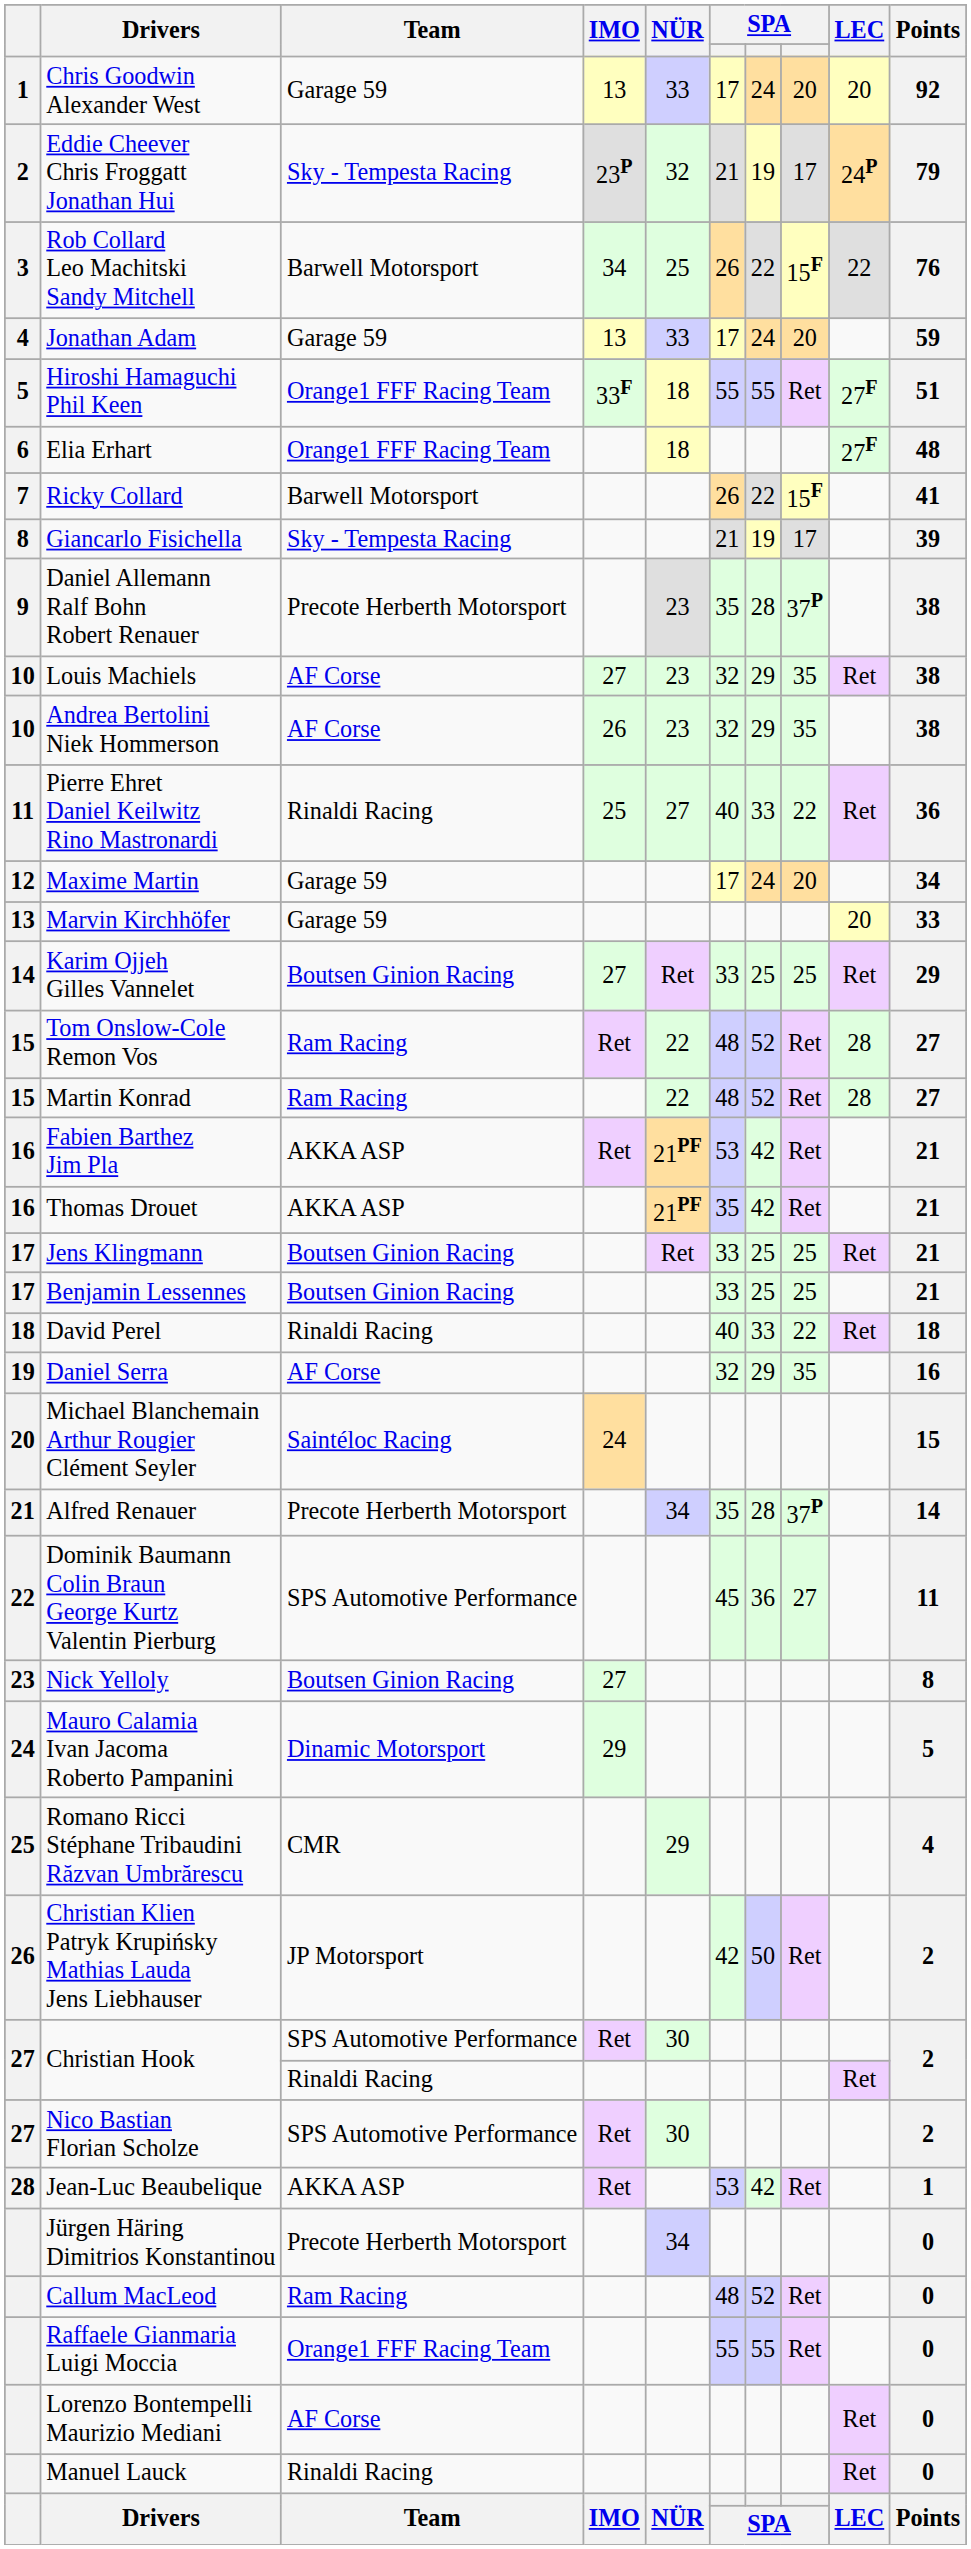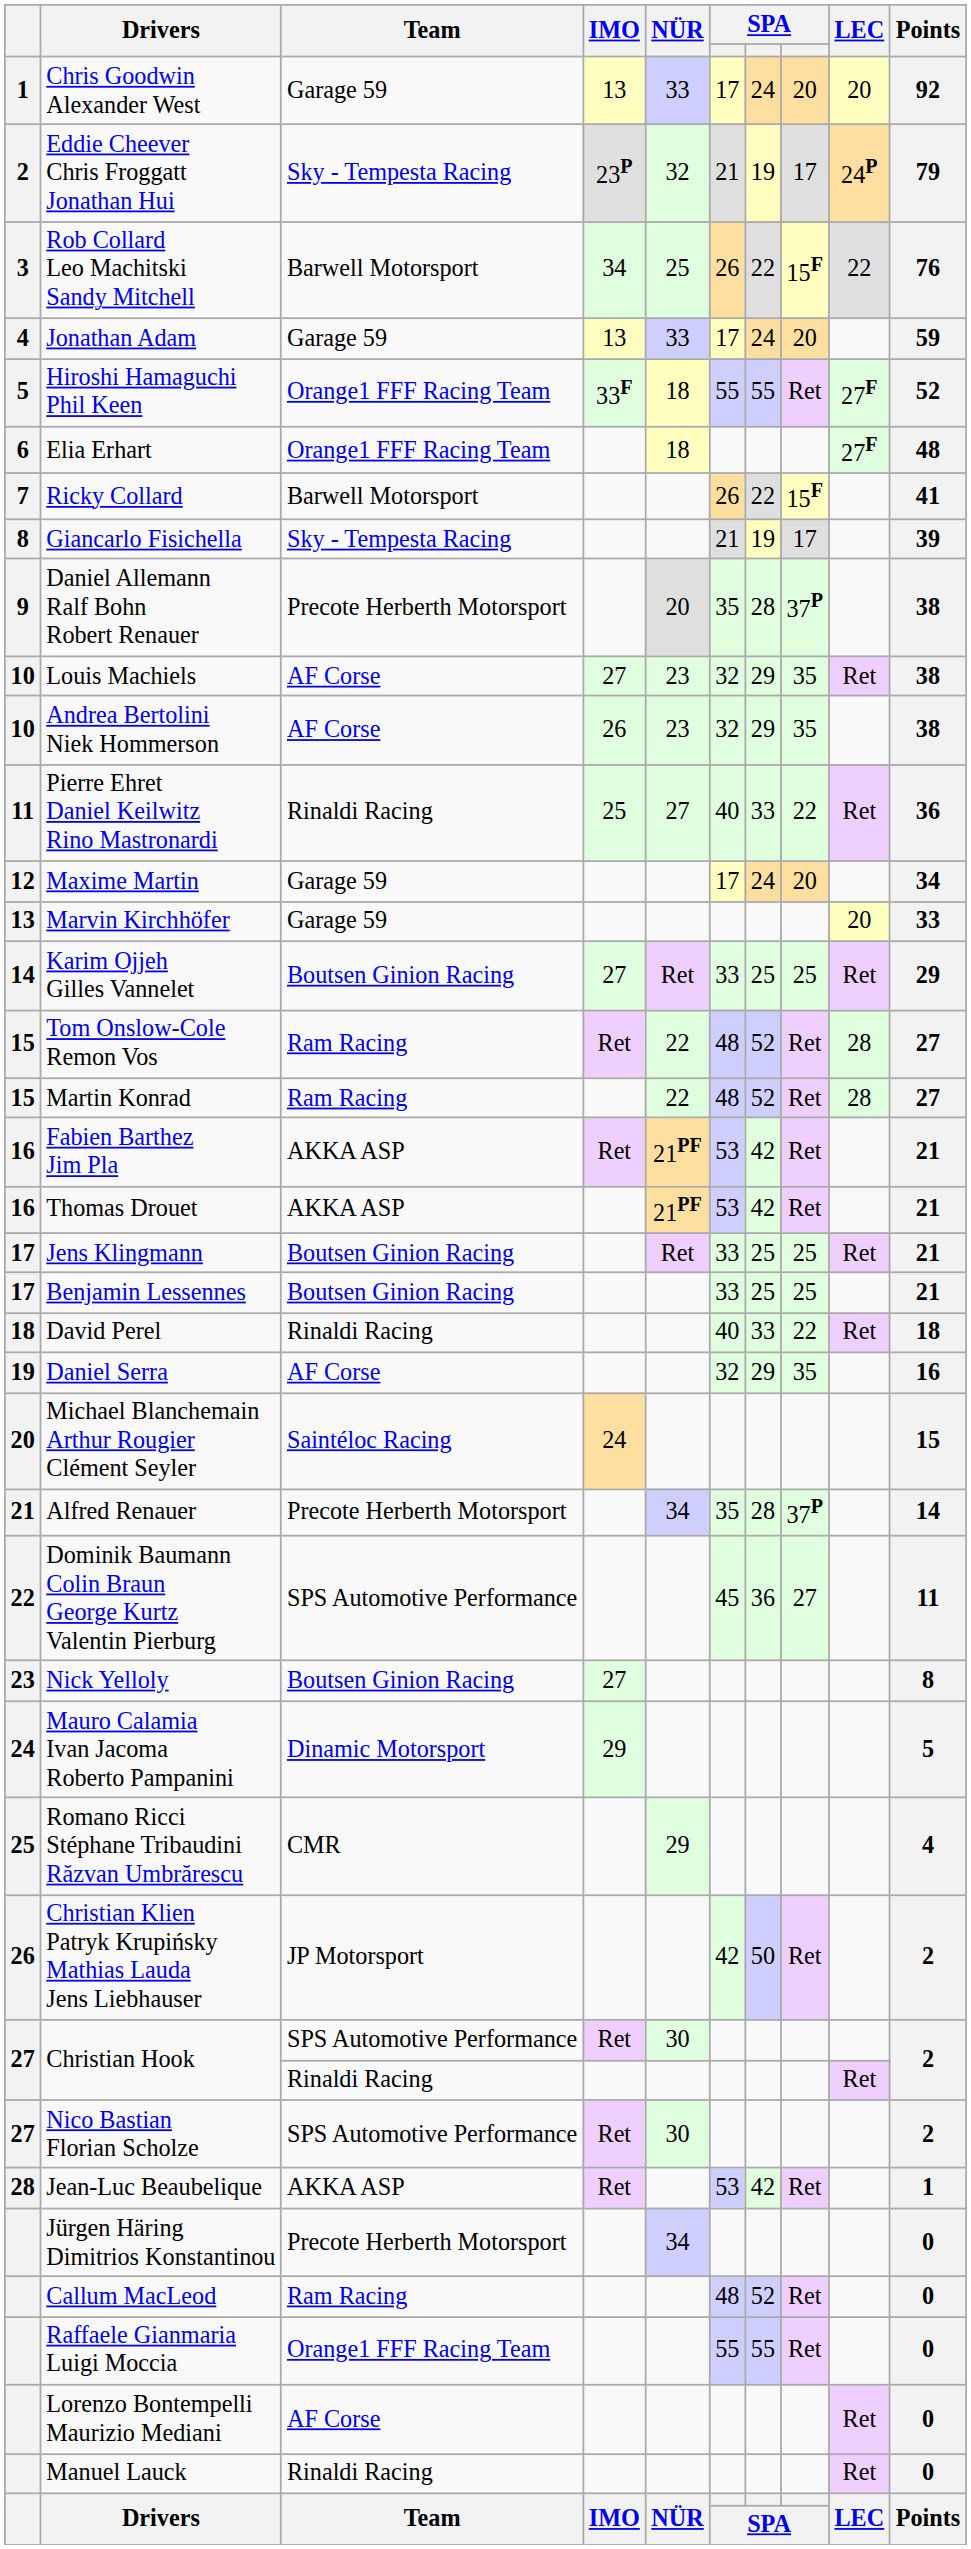(928, 391) 51 -> (928, 391) 52
(678, 606) 23 -> (678, 606) 20
(727, 1208) 35 -> (727, 1208) 53
